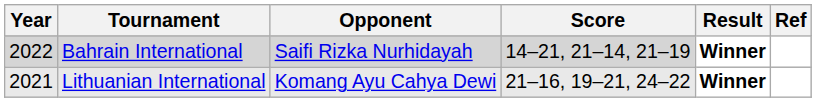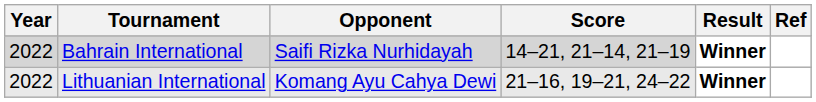(31, 82) 2021 -> (31, 82) 2022
